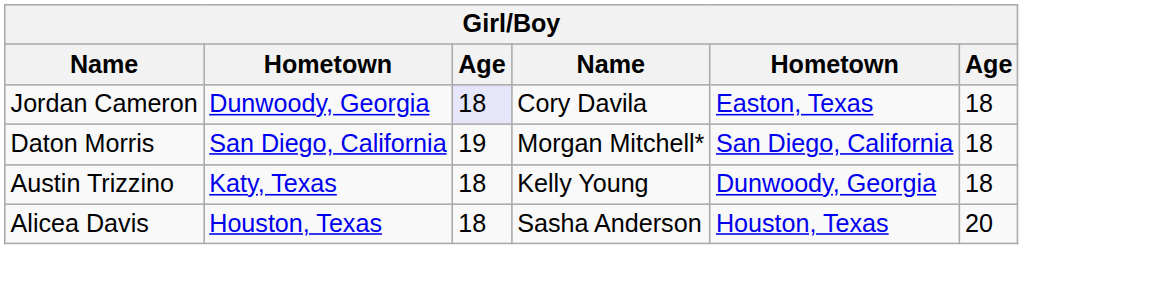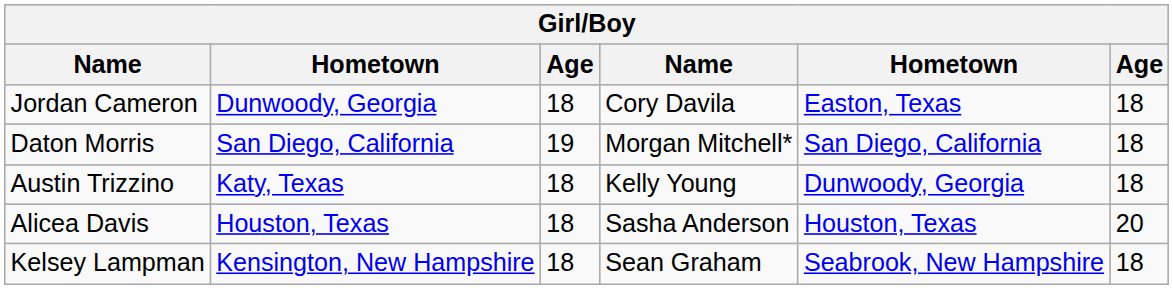(472, 104) lavender background -> (560, 104) no background
+ row: (108, 263)
